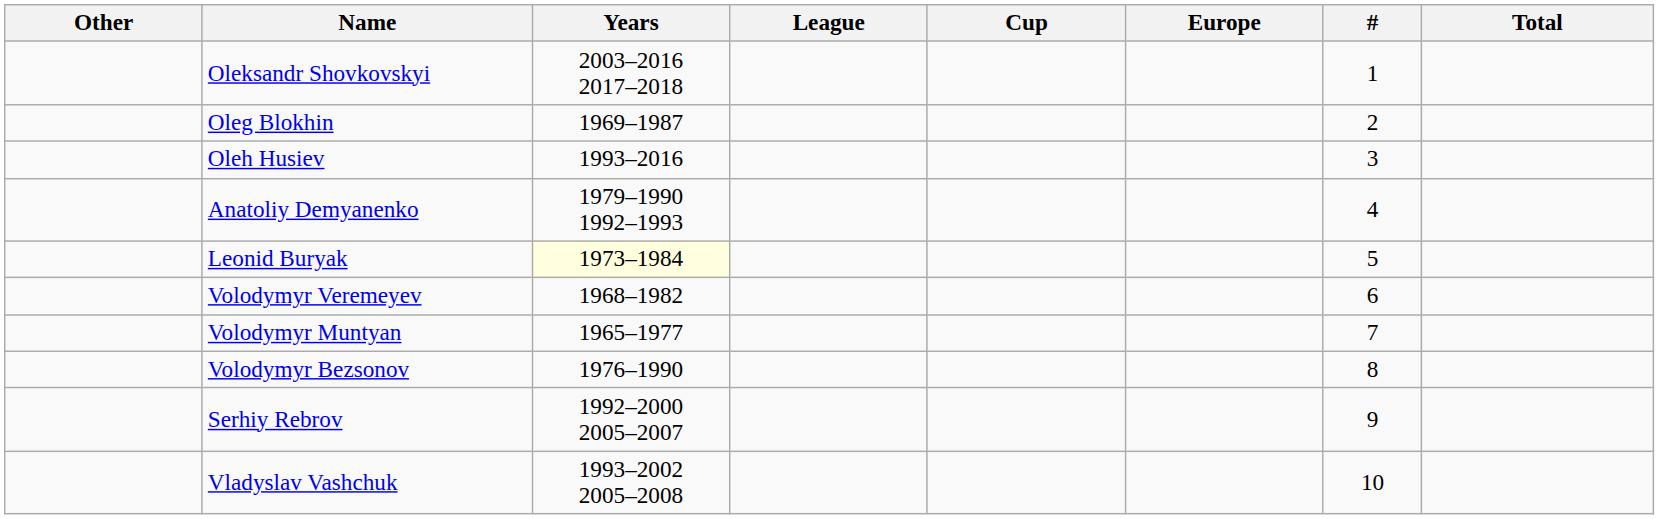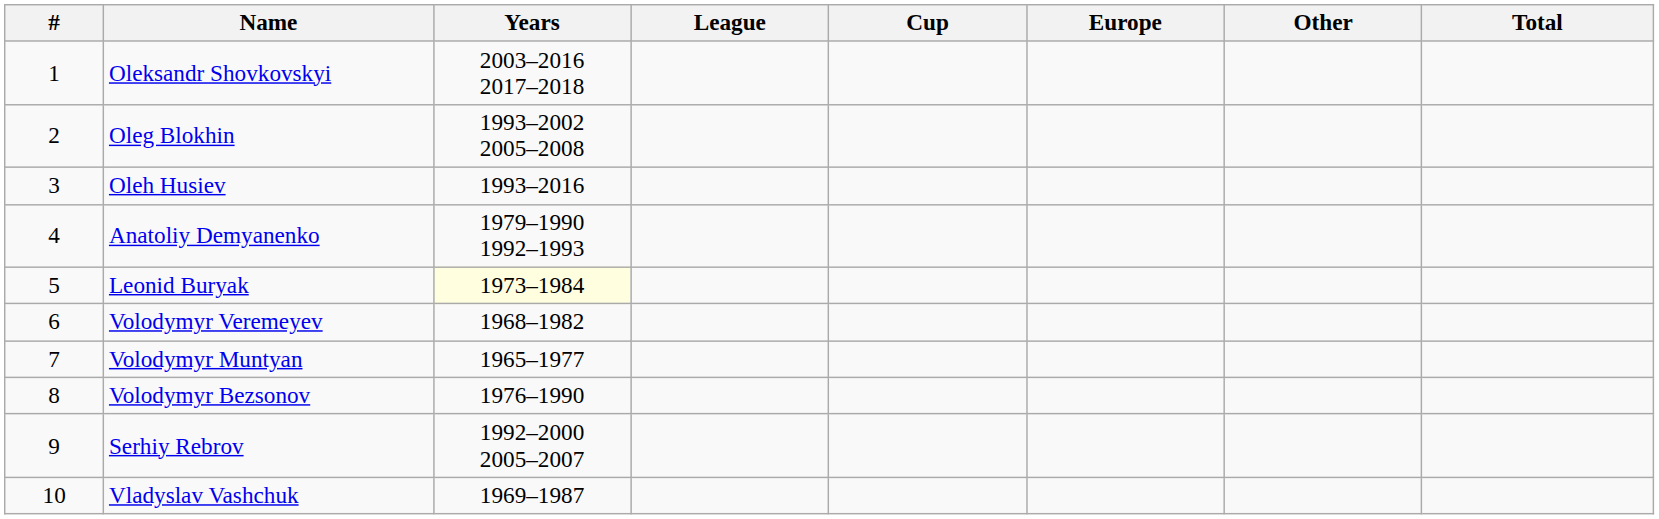columns swapped: (1373, 22) <-> (104, 22)
(631, 122) 1969–1987 -> (532, 135) 1993–2002 2005–2008
(631, 482) 1993–2002 2005–2008 -> (532, 495) 1969–1987
